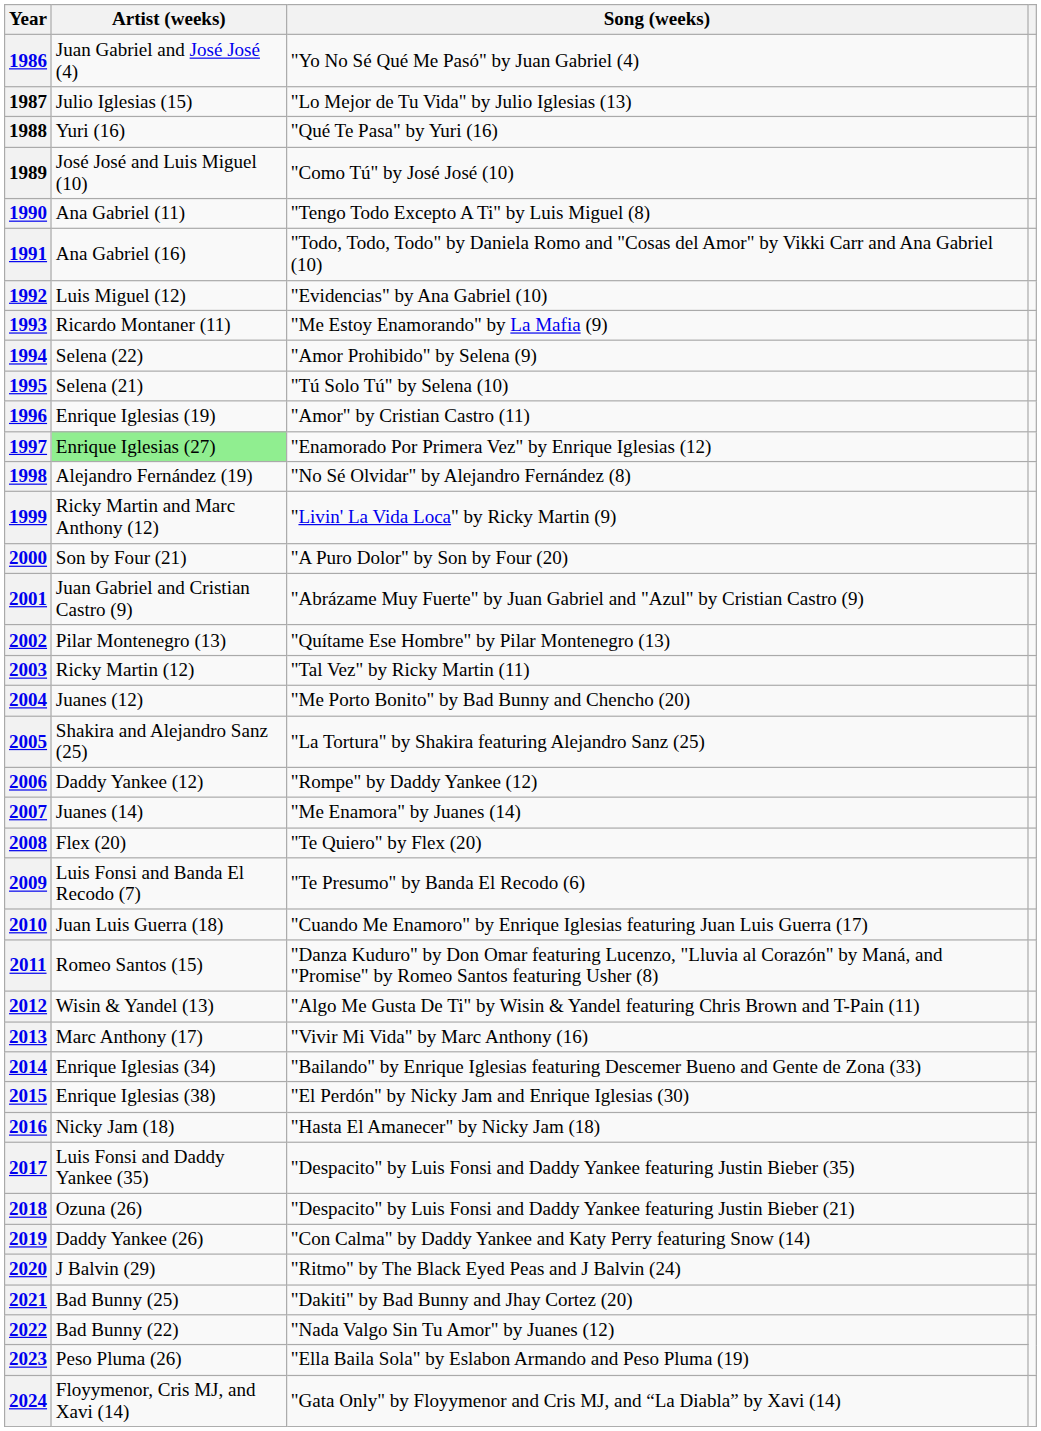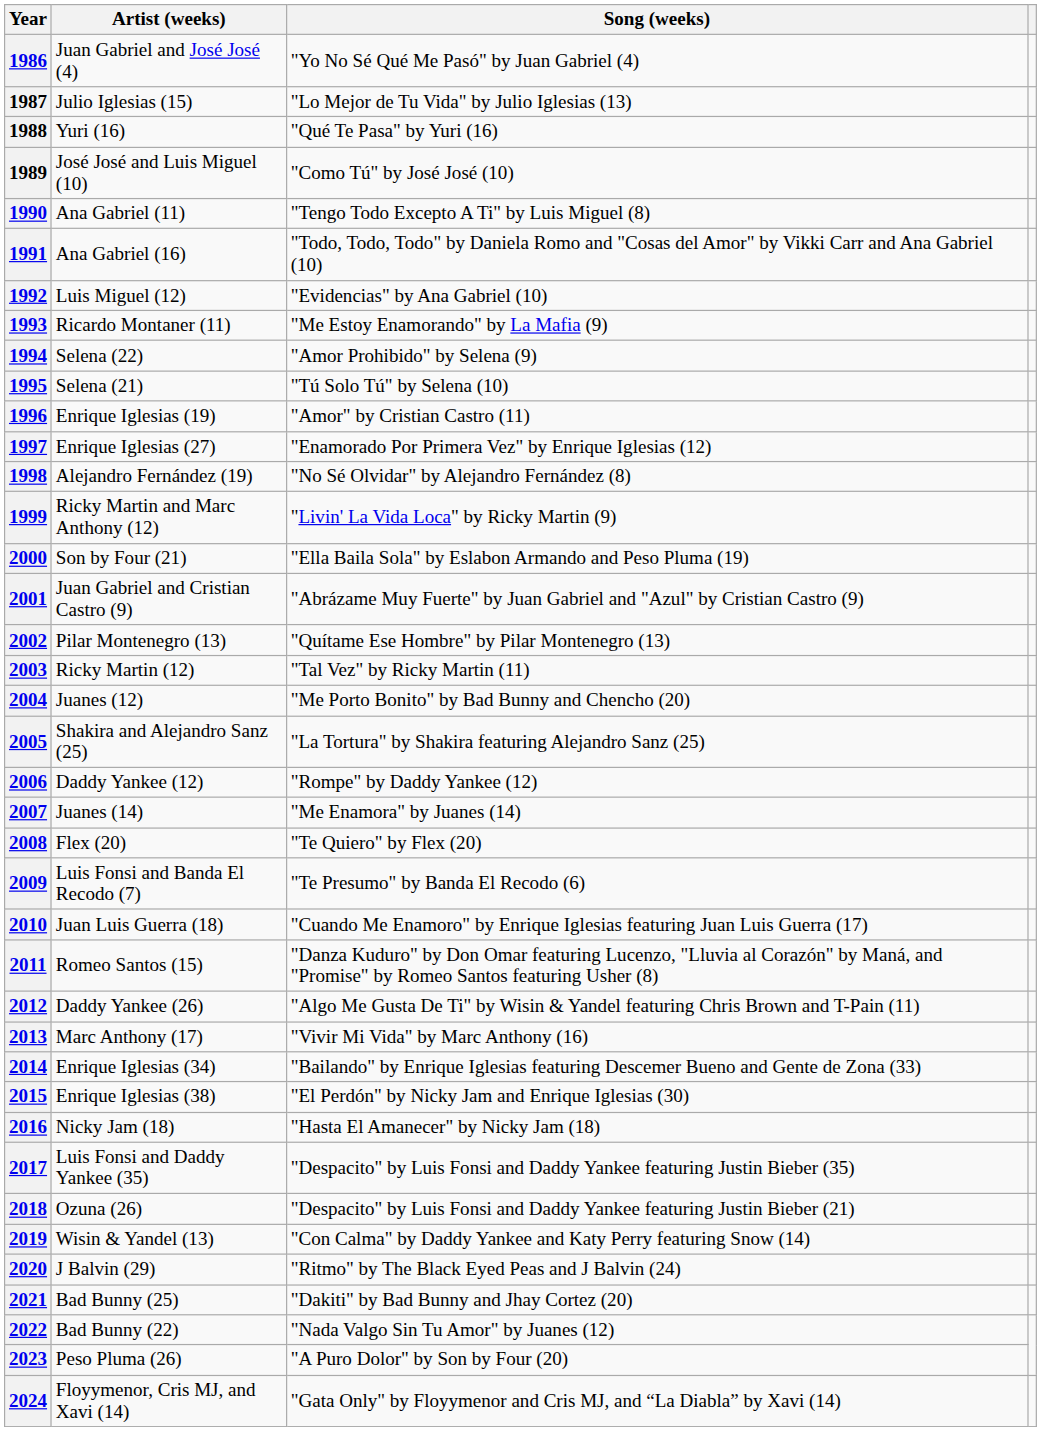(136, 446) lightgreen background -> (136, 446) no background
(429, 558) "A Puro Dolor" by Son by Four (20) -> (520, 558) "Ella Baila Sola" by Eslabon Armando and Peso Pluma (19)
(135, 1006) Wisin & Yandel (13) -> (130, 1006) Daddy Yankee (26)
(130, 1239) Daddy Yankee (26) -> (135, 1239) Wisin & Yandel (13)
(520, 1359) "Ella Baila Sola" by Eslabon Armando and Peso Pluma (19) -> (429, 1359) "A Puro Dolor" by Son by Four (20)
